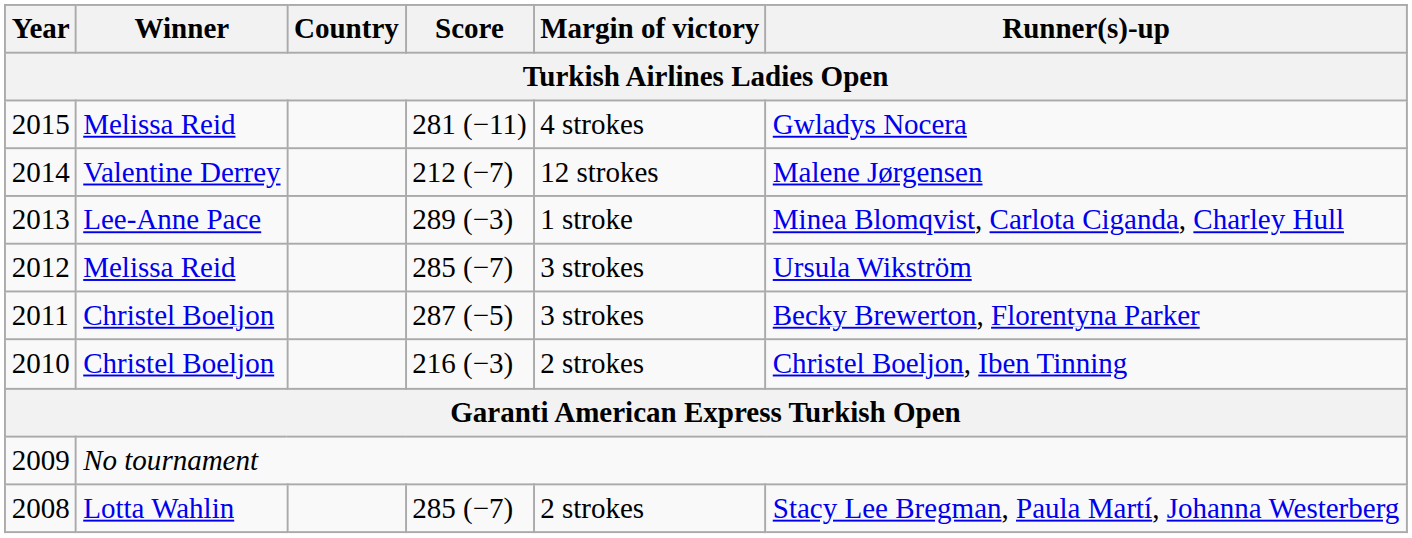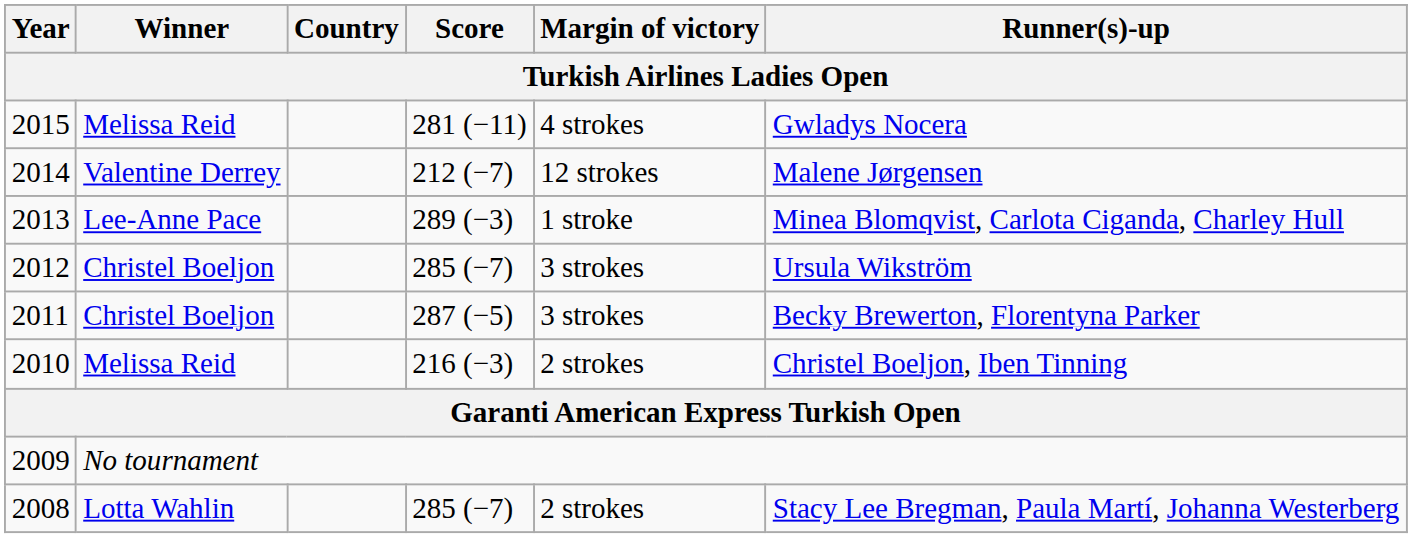(159, 267) Melissa Reid -> (179, 267) Christel Boeljon
(179, 363) Christel Boeljon -> (159, 363) Melissa Reid
